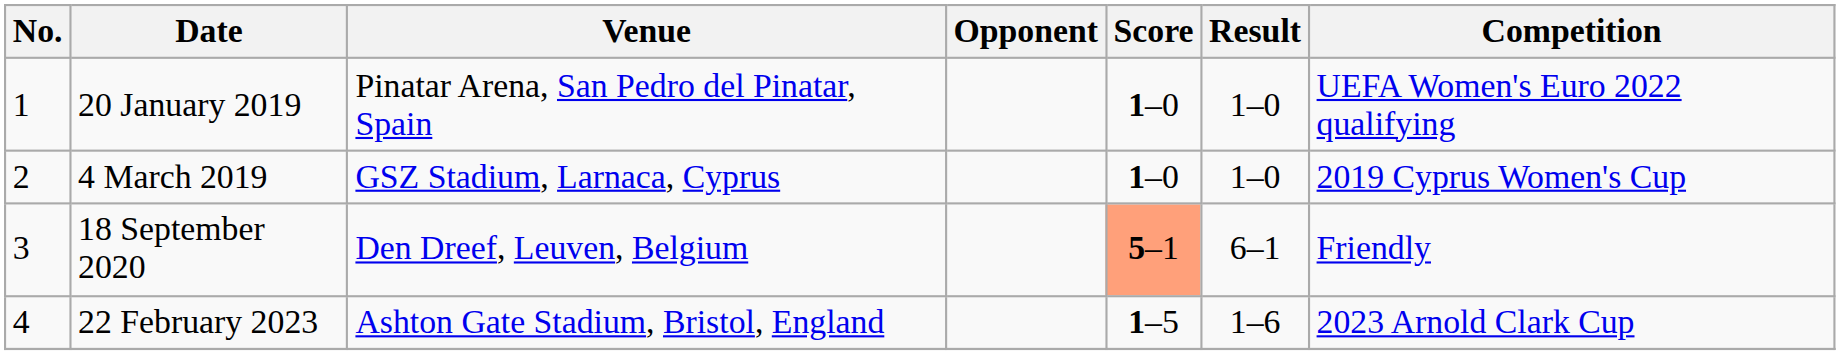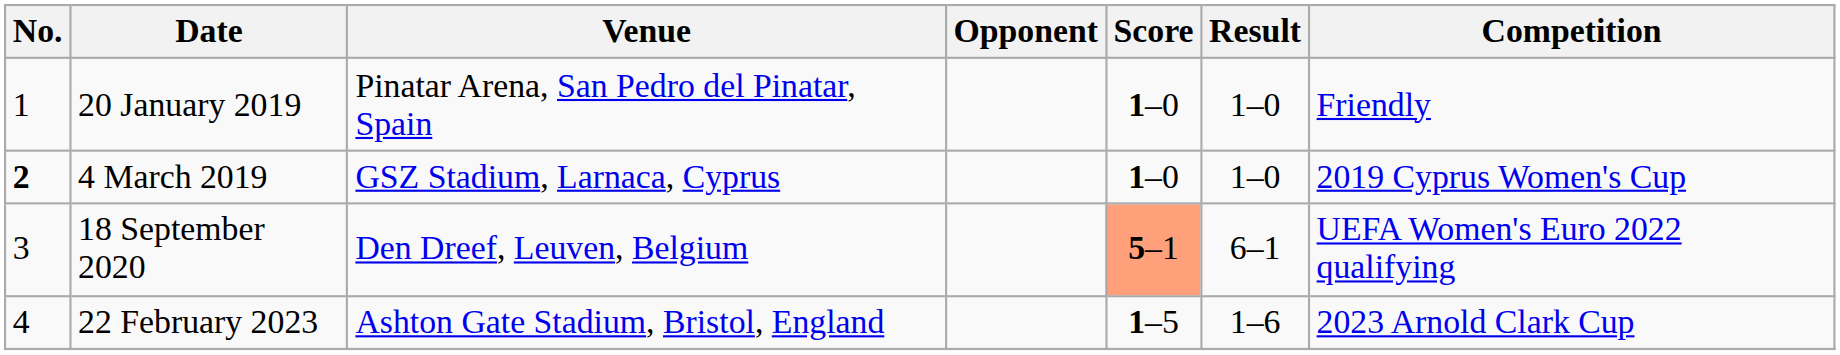(1499, 103) UEFA Women's Euro 2022 qualifying -> (1374, 103) Friendly
(21, 176) normal -> (21, 176) bold
(1374, 248) Friendly -> (1499, 248) UEFA Women's Euro 2022 qualifying
